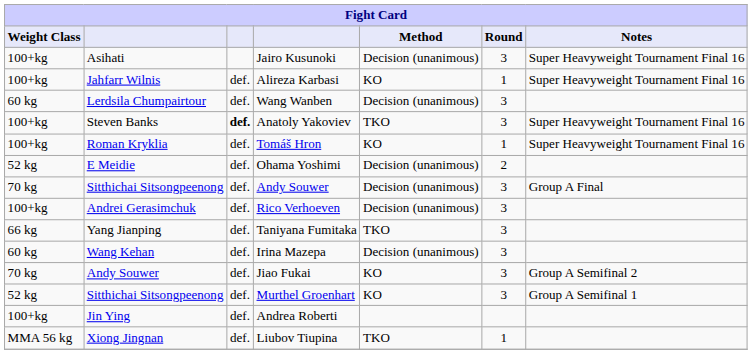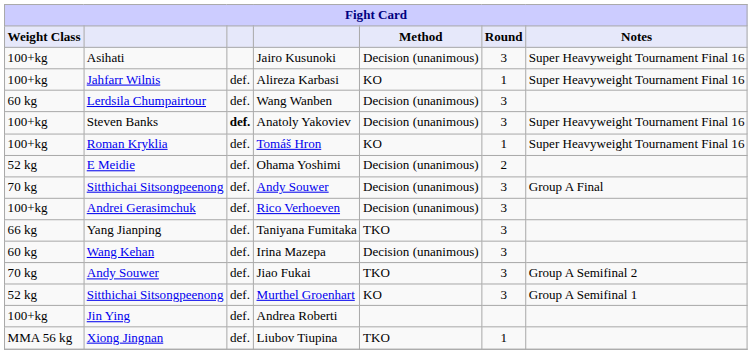(376, 122) TKO -> (421, 122) Decision (unanimous)
(372, 273) KO -> (376, 273) TKO
